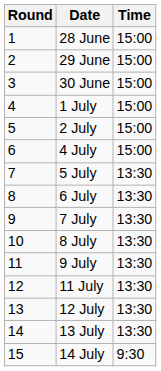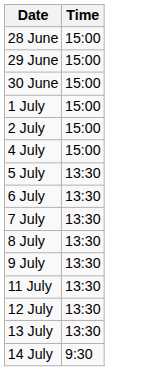- column: (30, 15)
